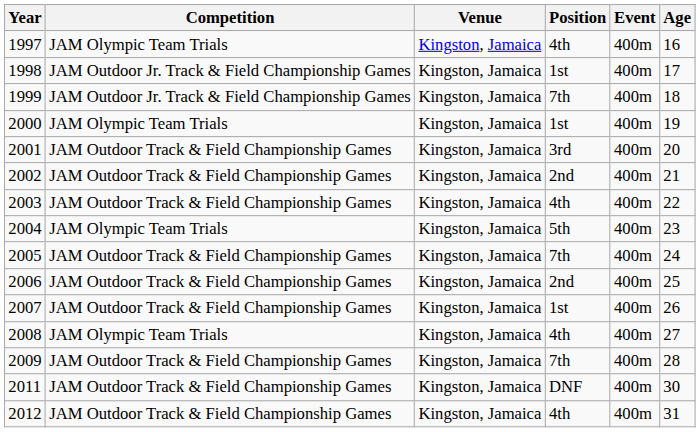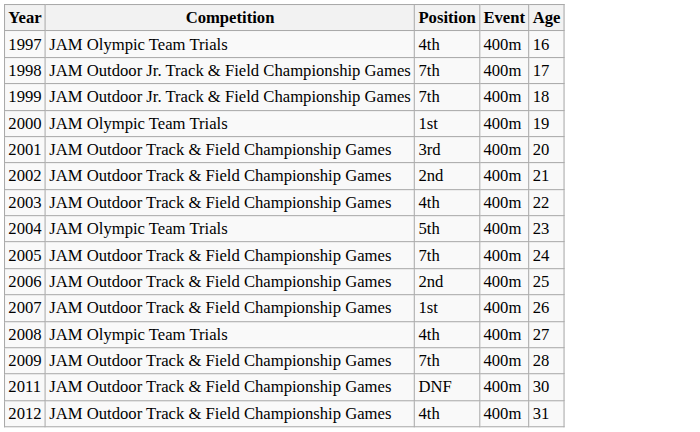- column: (480, 17)
(559, 70) 1st -> (429, 70) 7th
